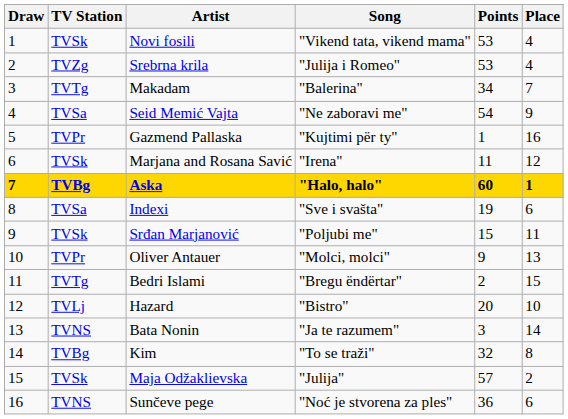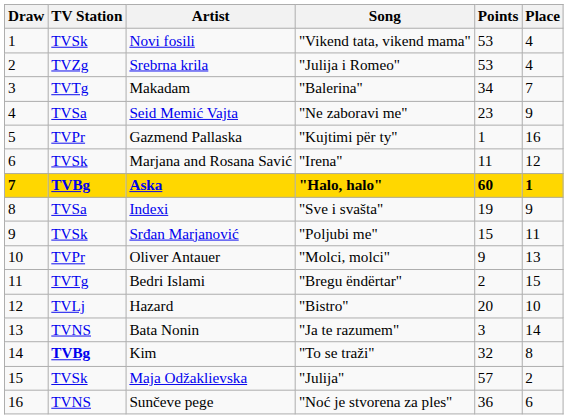(485, 112) 54 -> (485, 112) 23
(529, 209) 6 -> (529, 209) 9
(70, 354) normal -> (71, 354) bold
